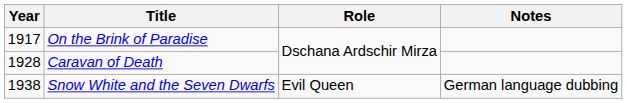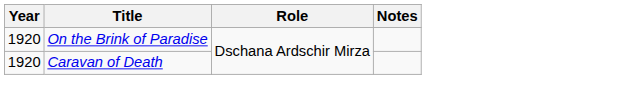(24, 39) 1917 -> (24, 39) 1920
(24, 62) 1928 -> (24, 62) 1920
- row: (161, 86)
